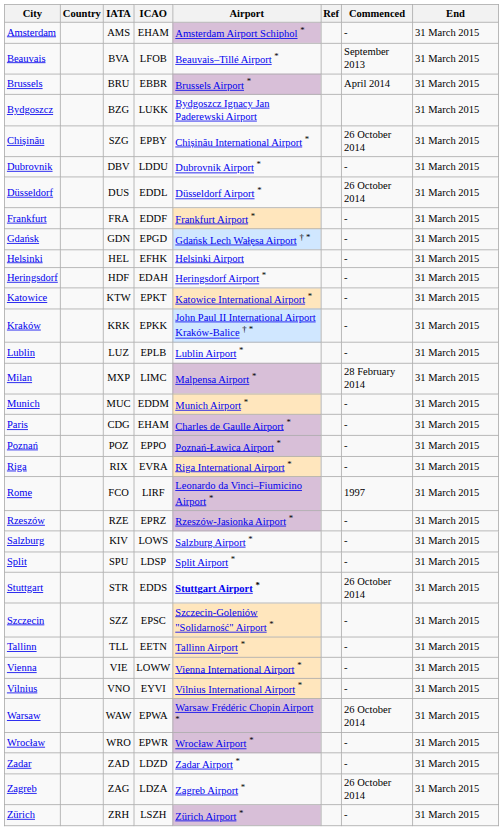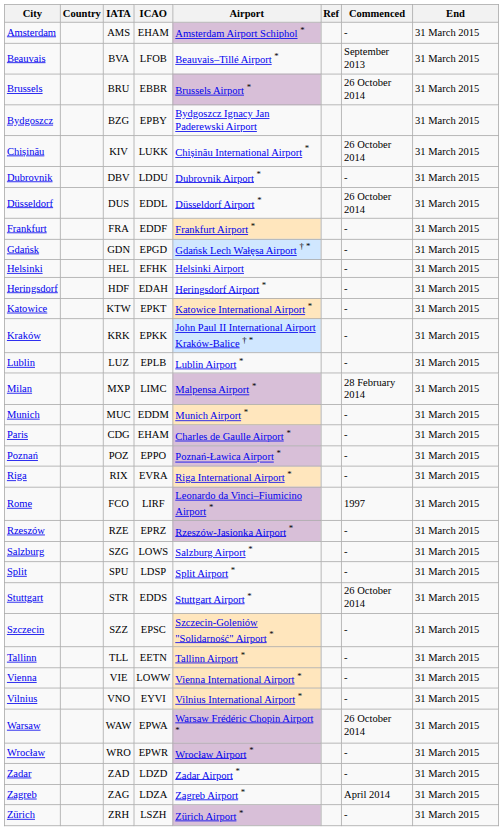(367, 84) April 2014 -> (368, 89) 26 October 2014
(153, 110) LUKK -> (153, 120) EPBY
(119, 141) SZG -> (119, 151) KIV
(153, 141) EPBY -> (153, 151) LUKK
(119, 541) KIV -> (119, 551) SZG
(218, 587) bold -> (213, 598) normal
(368, 789) 26 October 2014 -> (367, 794) April 2014
